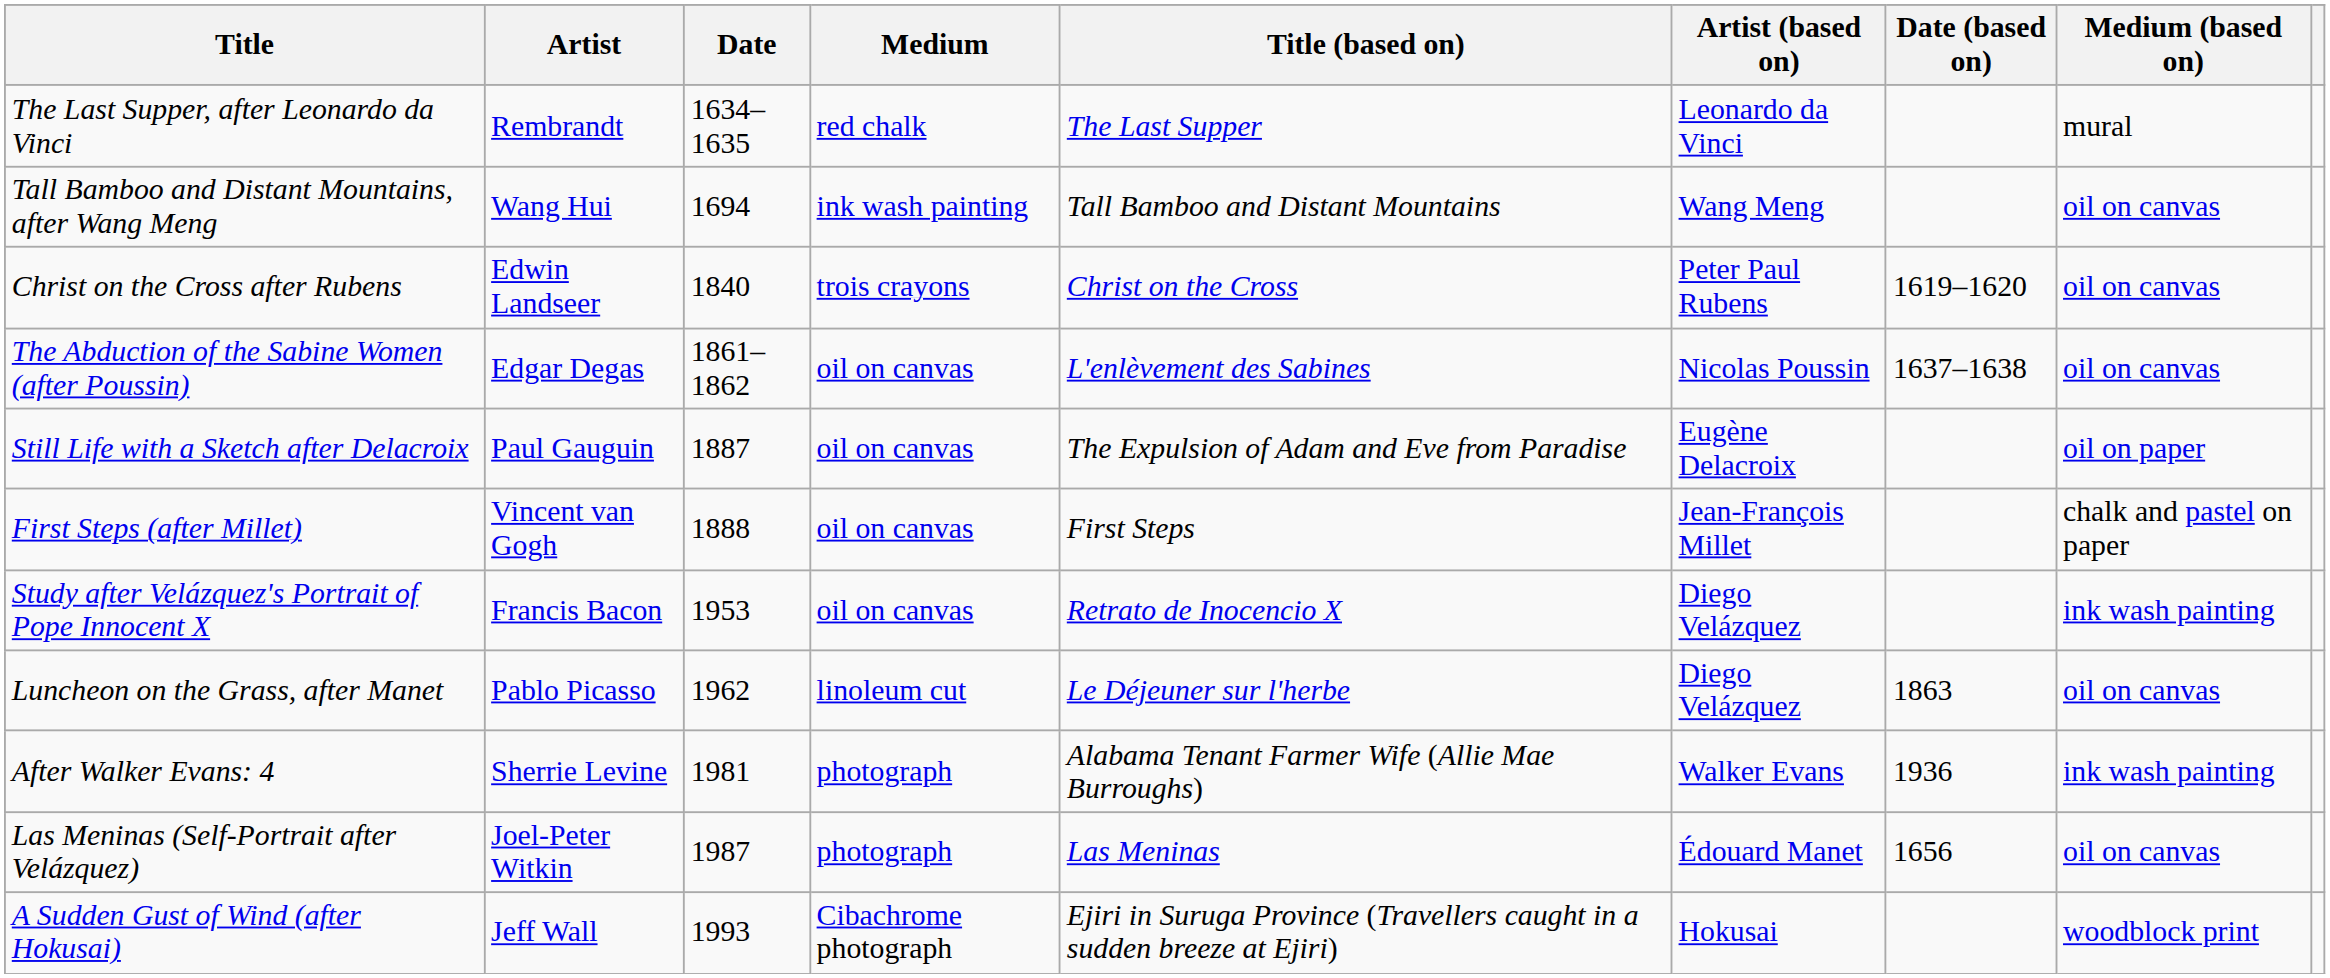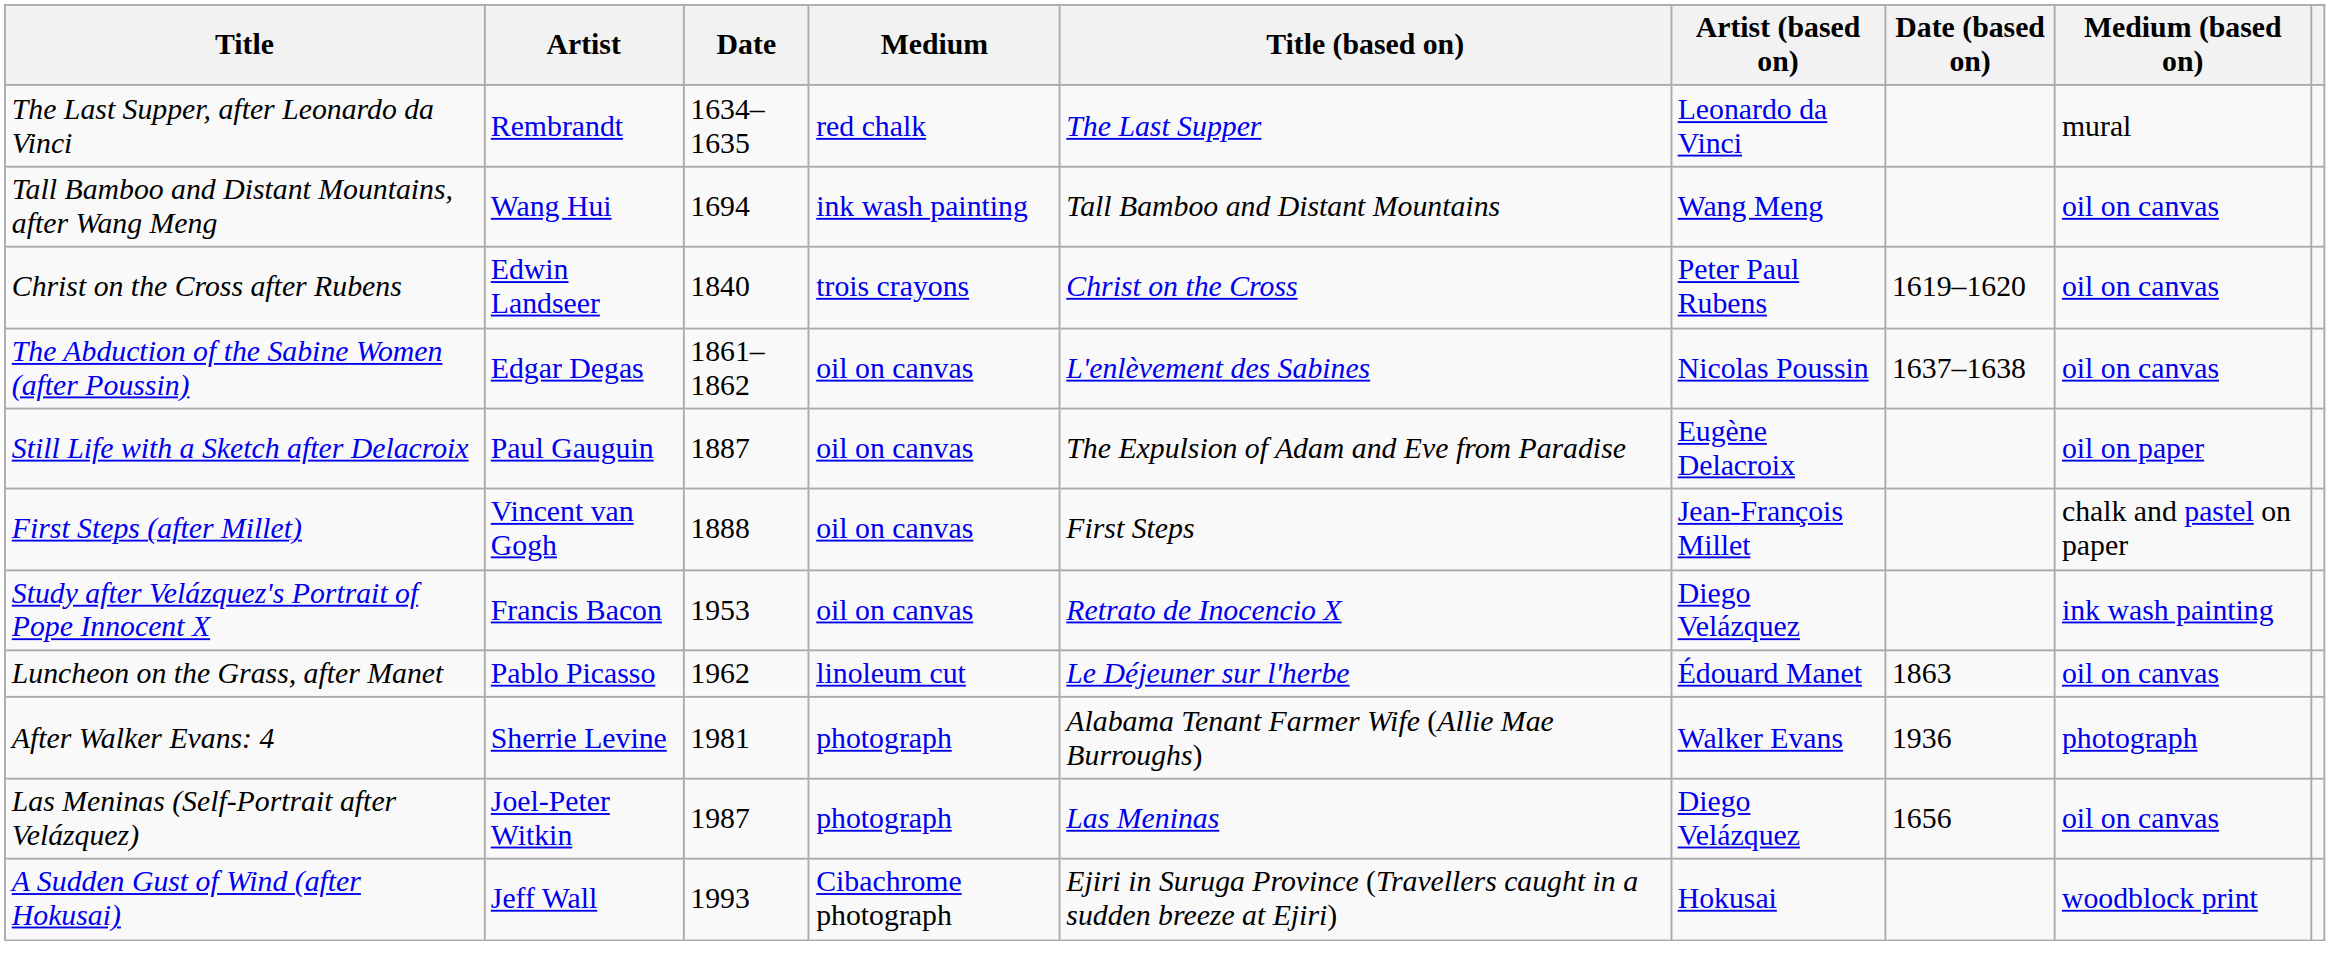(1740, 690) Diego Velázquez -> (1770, 673) Édouard Manet
(2169, 770) ink wash painting -> (2130, 737) photograph
(1771, 851) Édouard Manet -> (1739, 818) Diego Velázquez
